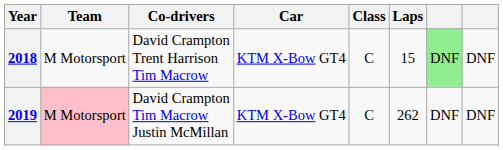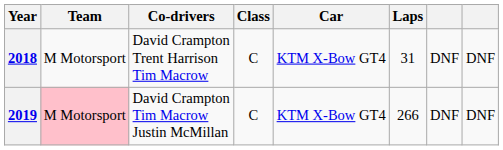columns swapped: (291, 16) <-> (369, 16)
(408, 58) 15 -> (408, 58) 31
(445, 58) lightgreen background -> (445, 58) no background
(408, 116) 262 -> (408, 116) 266
